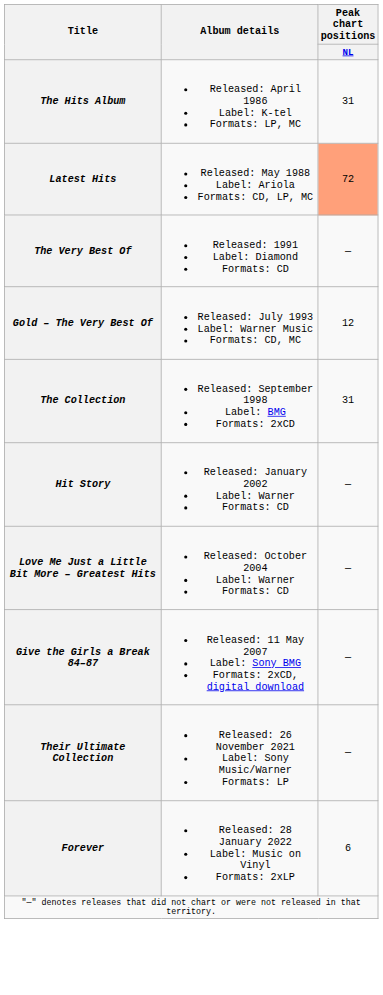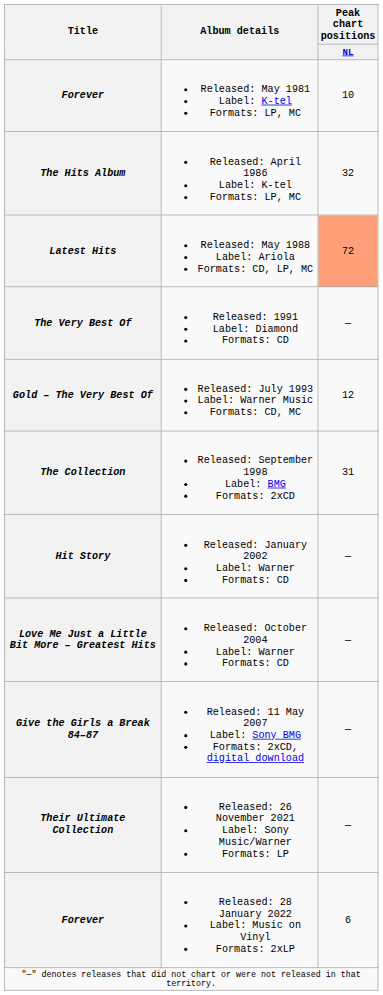+ row: (83, 96)
(348, 101) 31 -> (348, 173) 32
